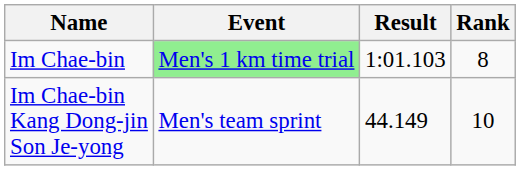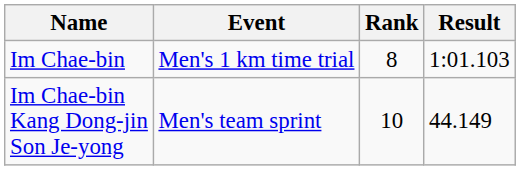columns swapped: (405, 22) <-> (483, 22)
(256, 58) lightgreen background -> (256, 58) no background
